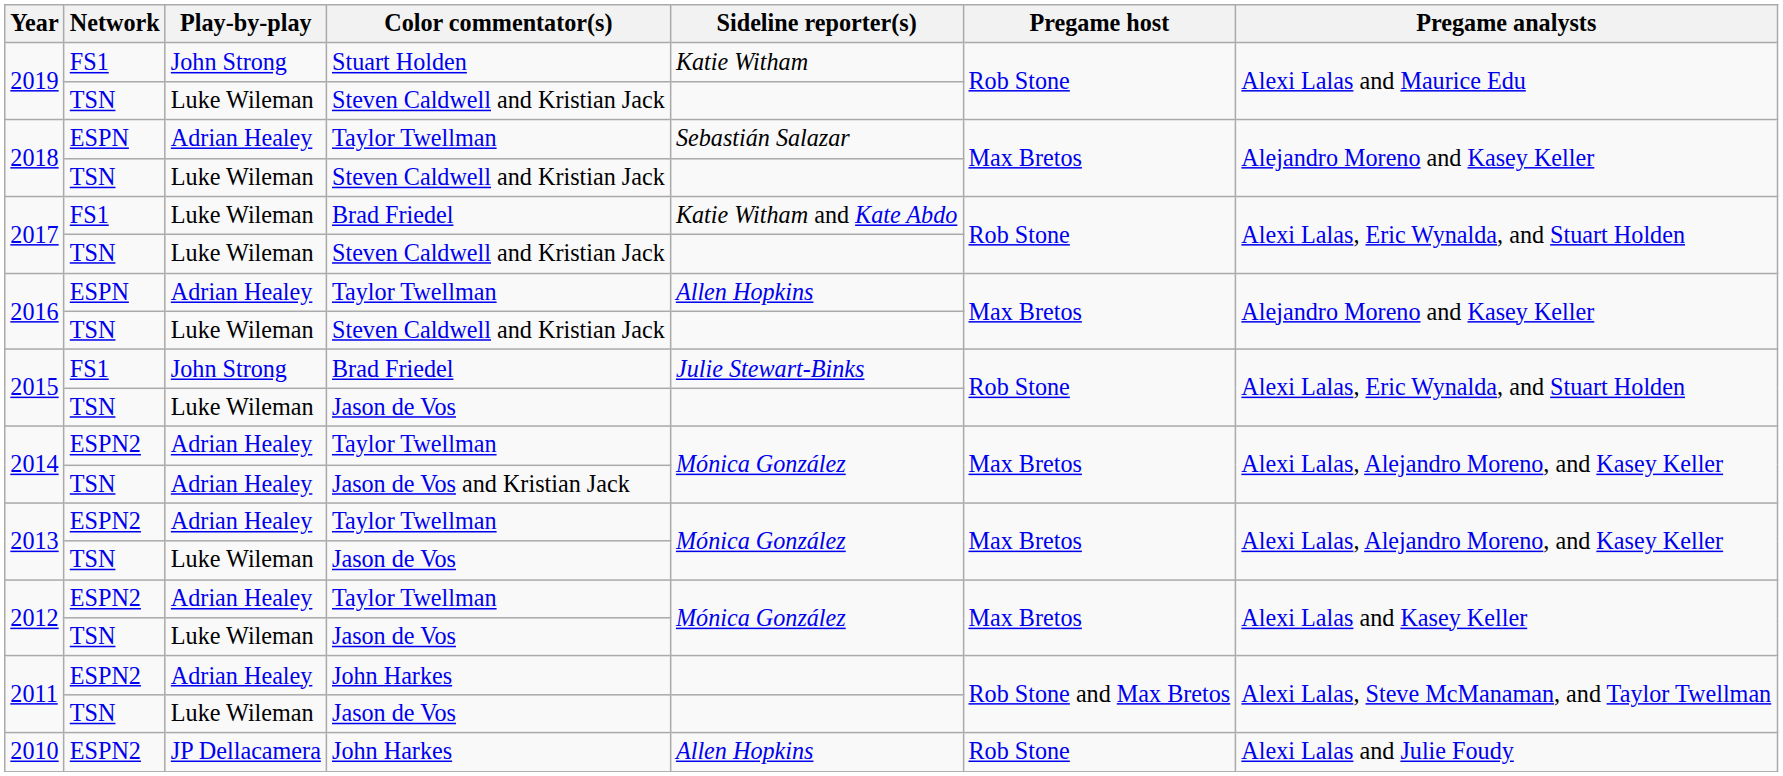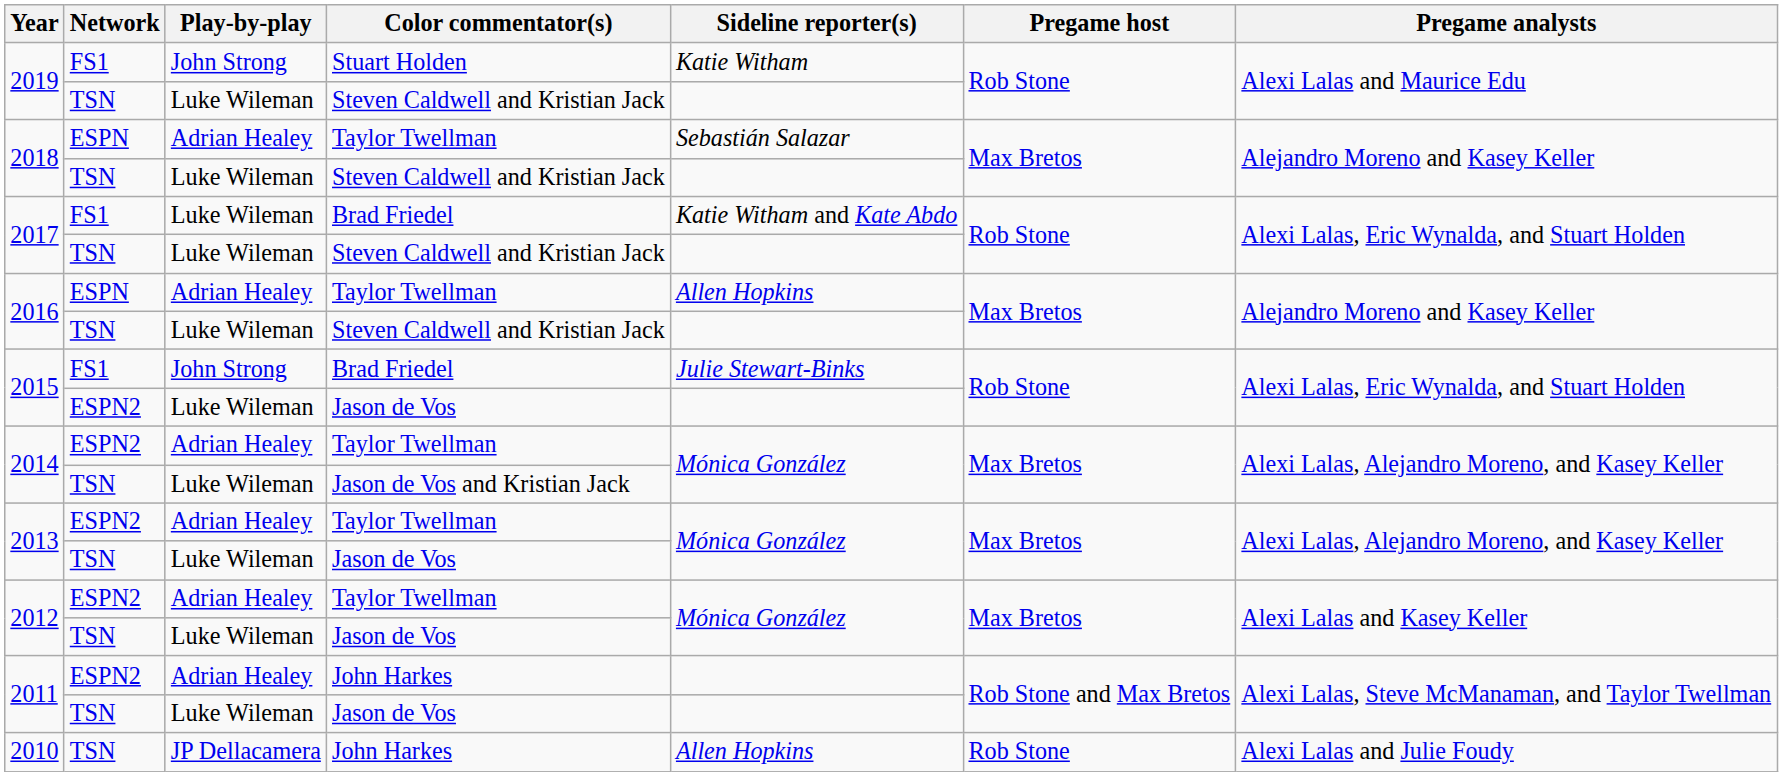(93, 406) TSN -> (105, 406) ESPN2
(242, 483) Adrian Healey -> (242, 483) Luke Wileman
(105, 751) ESPN2 -> (93, 751) TSN
